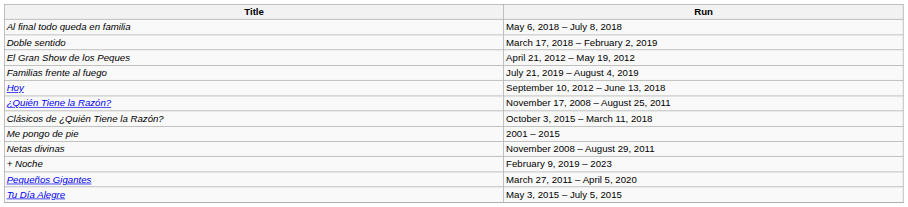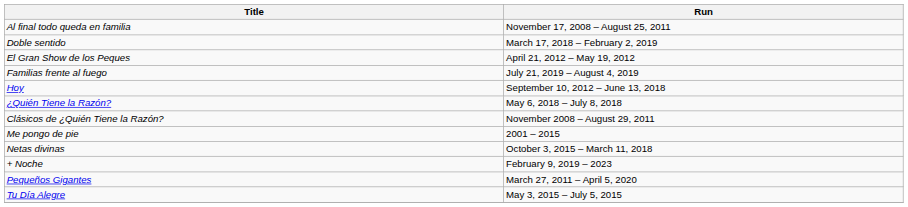(564, 27) May 6, 2018 – July 8, 2018 -> (588, 27) November 17, 2008 – August 25, 2011
(588, 103) November 17, 2008 – August 25, 2011 -> (564, 103) May 6, 2018 – July 8, 2018
(579, 118) October 3, 2015 – March 11, 2018 -> (580, 118) November 2008 – August 29, 2011
(580, 149) November 2008 – August 29, 2011 -> (579, 149) October 3, 2015 – March 11, 2018
